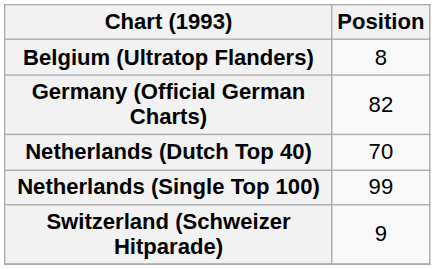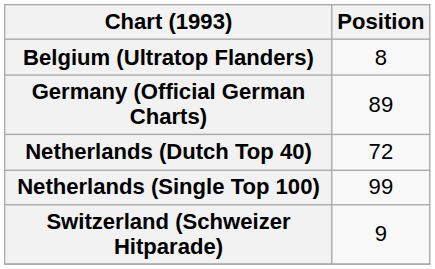(381, 104) 82 -> (381, 104) 89
(381, 151) 70 -> (381, 151) 72
